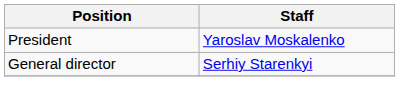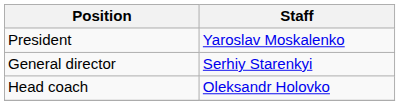+ row: (48, 87)
